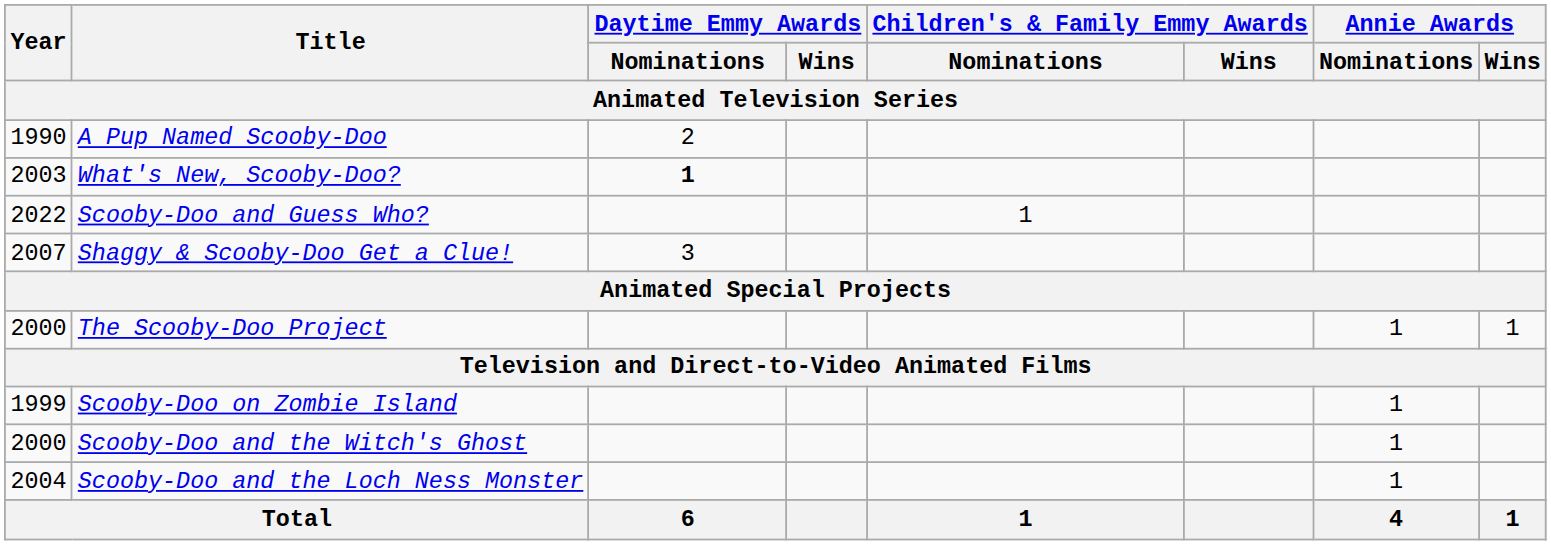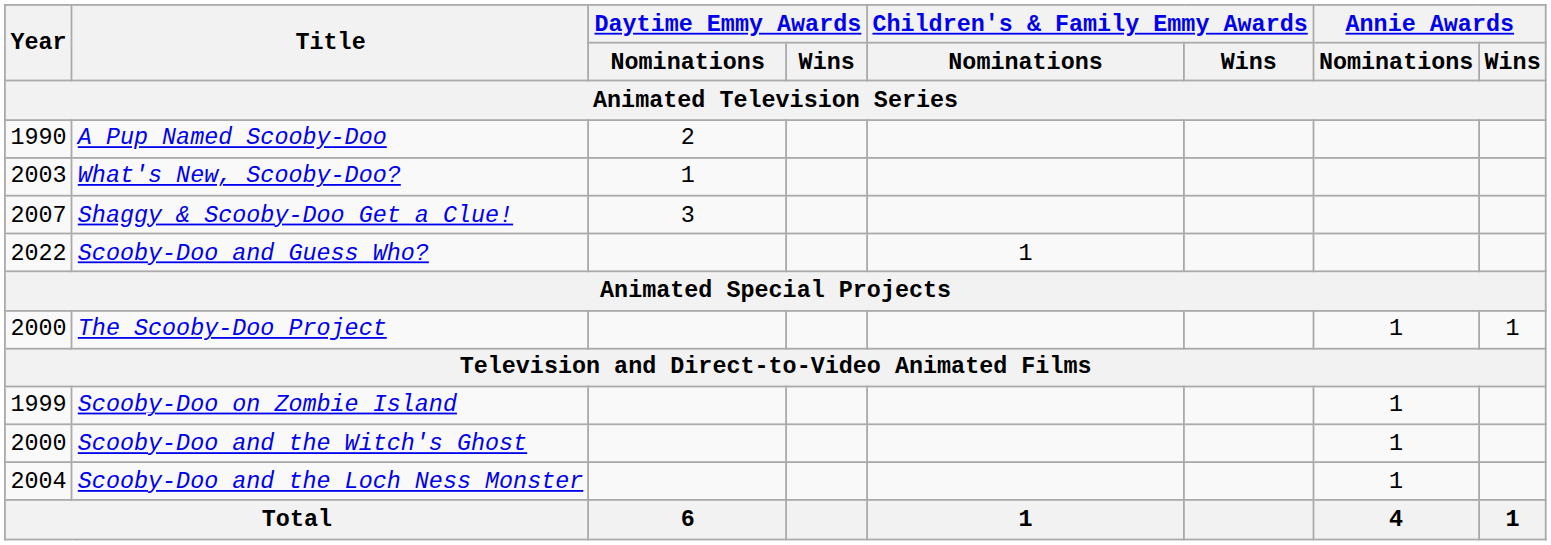(688, 177) bold -> (688, 177) normal
rows swapped: (295, 253) <-> (253, 215)
